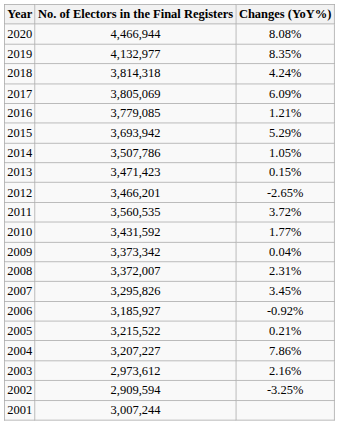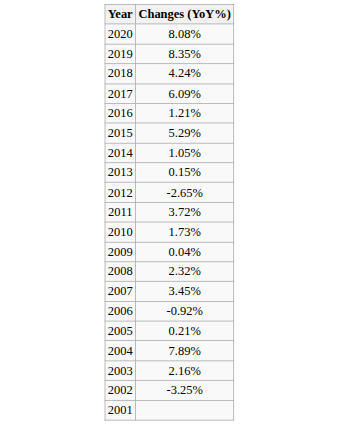- column: (136, 14)
(285, 232) 1.77% -> (185, 232) 1.73%
(285, 271) 2.31% -> (185, 271) 2.32%
(285, 350) 7.86% -> (185, 350) 7.89%
